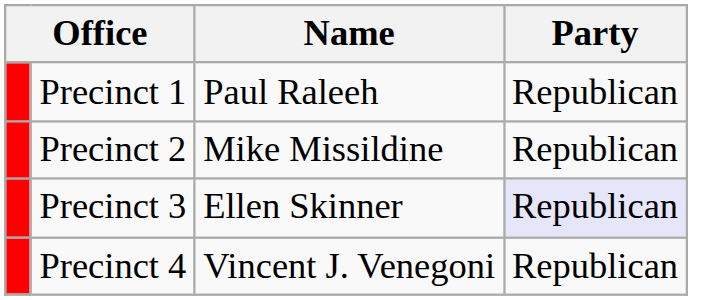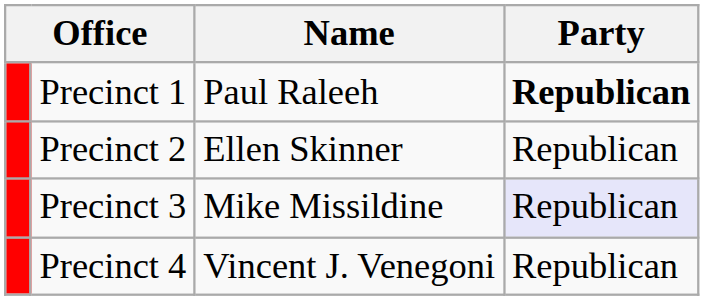(595, 91) normal -> (601, 91) bold
(323, 149) Mike Missildine -> (303, 149) Ellen Skinner
(303, 206) Ellen Skinner -> (323, 206) Mike Missildine
